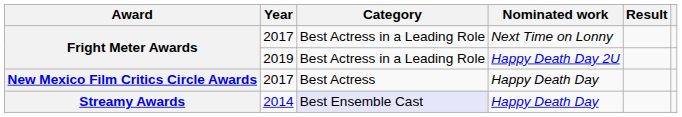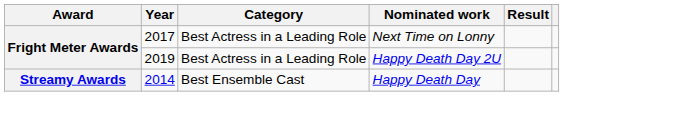- row: (132, 79)
(361, 101) lavender background -> (243, 79) no background
